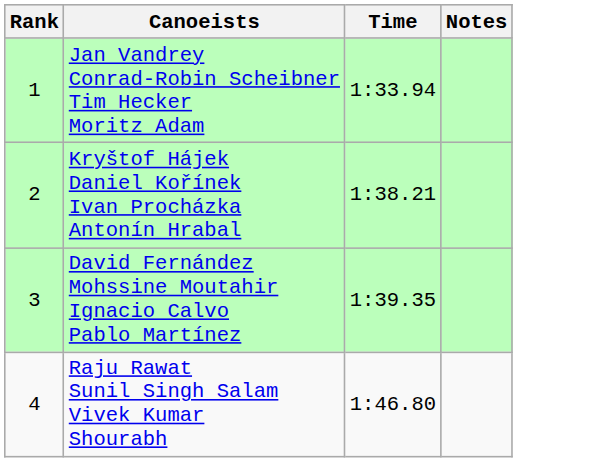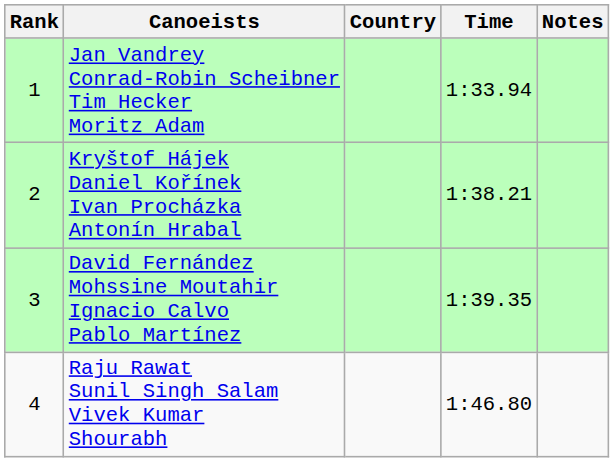+ column: (393, 22)
